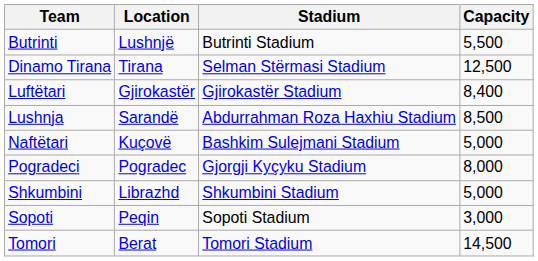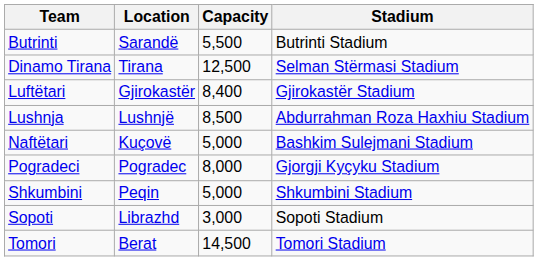columns swapped: (329, 17) <-> (496, 17)
(146, 42) Lushnjë -> (148, 42) Sarandë
(148, 117) Sarandë -> (146, 117) Lushnjë
(149, 192) Librazhd -> (139, 192) Peqin
(139, 218) Peqin -> (149, 218) Librazhd
